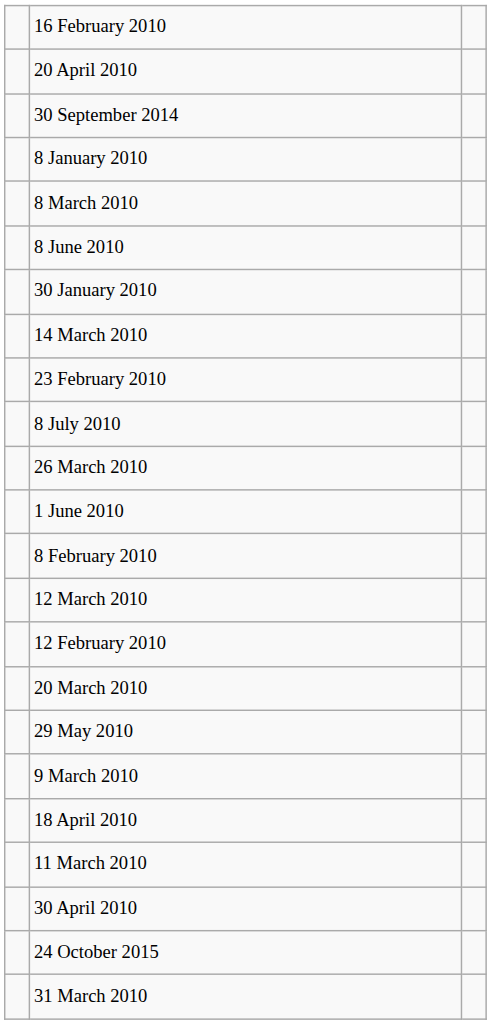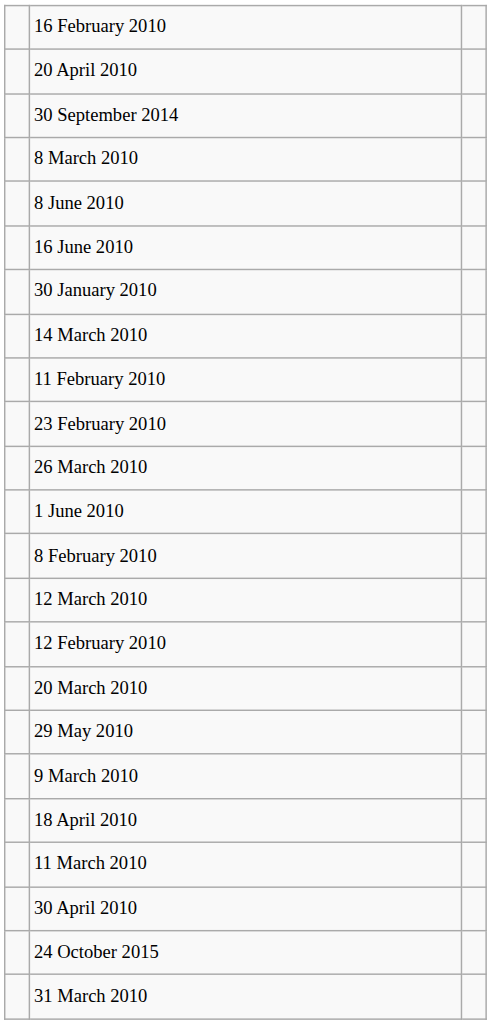- row: (91, 159)
+ row: (84, 247)
+ row: (100, 379)
- row: (77, 423)
